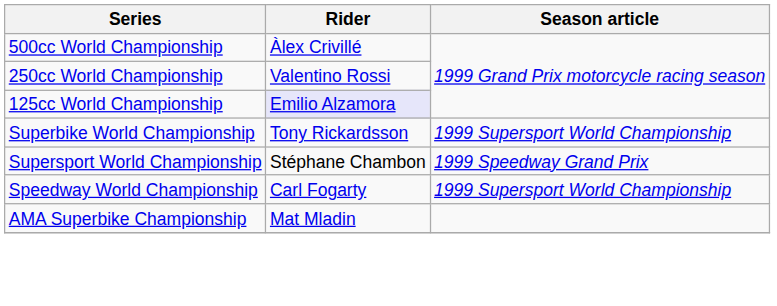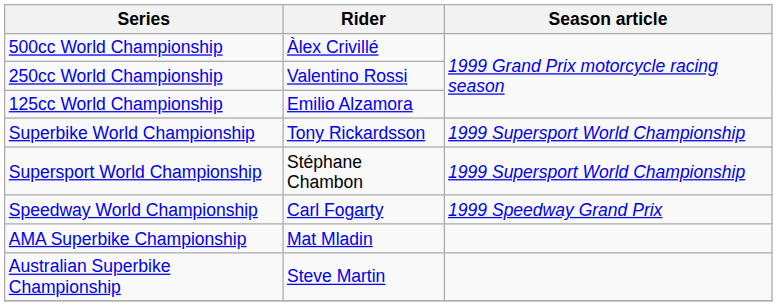(333, 104) lavender background -> (350, 104) no background
(541, 161) 1999 Speedway Grand Prix -> (597, 171) 1999 Supersport World Championship
(583, 189) 1999 Supersport World Championship -> (555, 209) 1999 Speedway Grand Prix
+ row: (90, 276)
